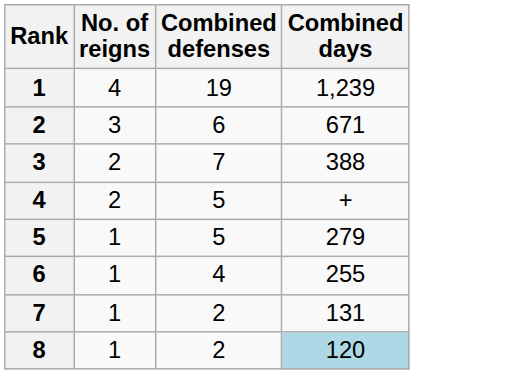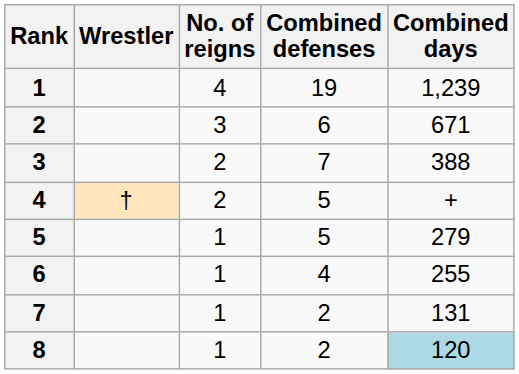+ column: (126, 36)
